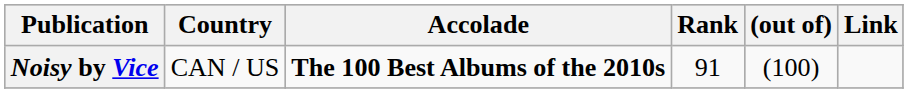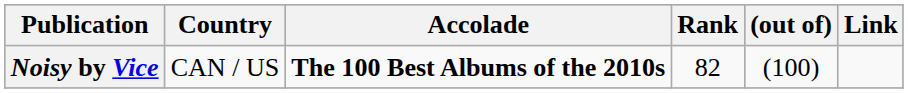(708, 66) 91 -> (708, 66) 82
